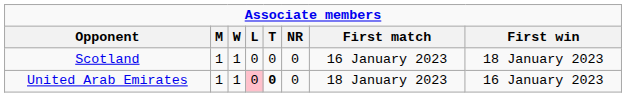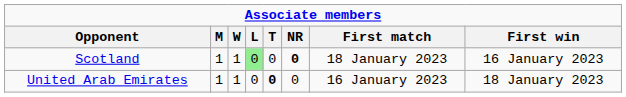(255, 59) no background -> (255, 59) lightgreen background
(295, 59) normal -> (295, 59) bold
(387, 59) 16 January 2023 -> (387, 59) 18 January 2023
(543, 59) 18 January 2023 -> (543, 59) 16 January 2023
(255, 81) pink background -> (255, 81) no background
(387, 81) 18 January 2023 -> (387, 81) 16 January 2023
(543, 81) 16 January 2023 -> (543, 81) 18 January 2023
